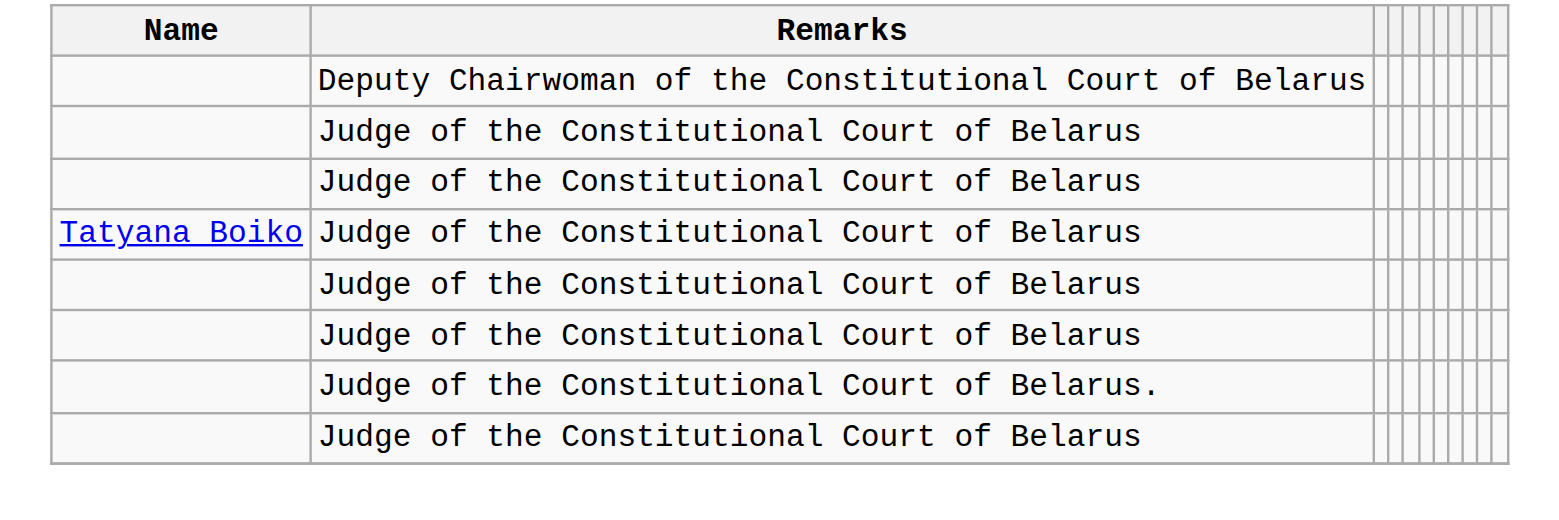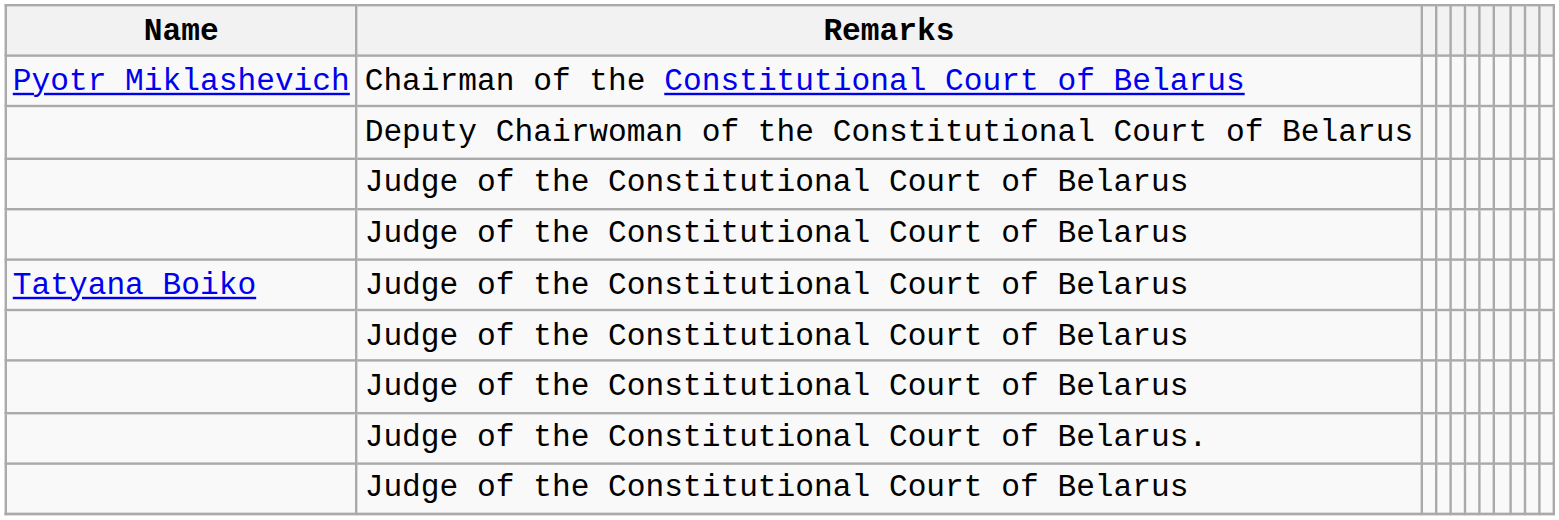+ row: (181, 81)
